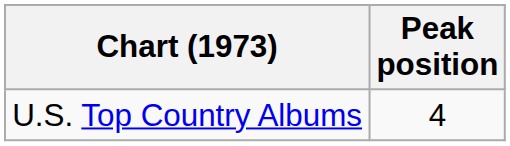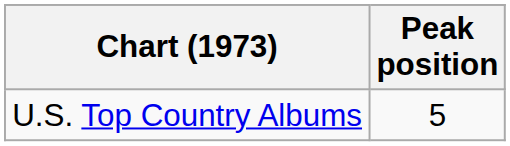(437, 114) 4 -> (437, 114) 5
